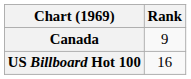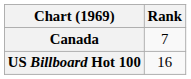(165, 39) 9 -> (165, 39) 7
